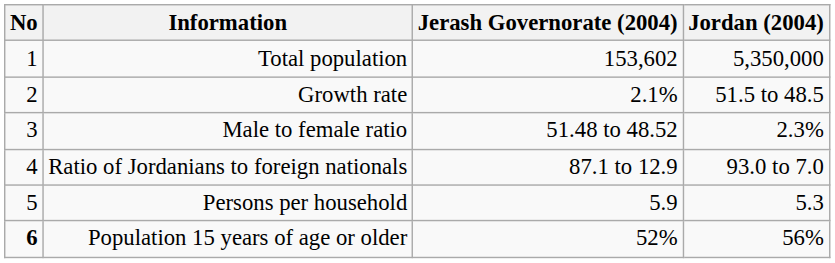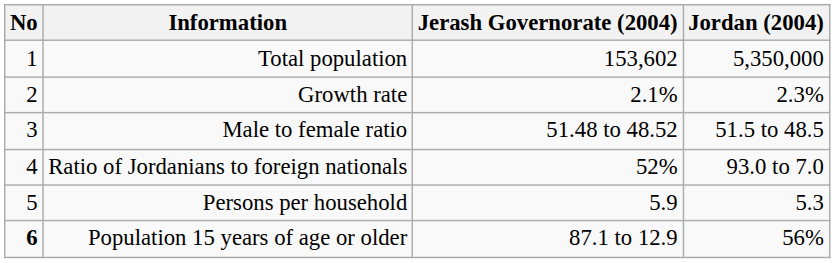(770, 94) 51.5 to 48.5 -> (800, 94) 2.3%
(800, 130) 2.3% -> (770, 130) 51.5 to 48.5
(623, 166) 87.1 to 12.9 -> (657, 166) 52%
(657, 238) 52% -> (623, 238) 87.1 to 12.9
